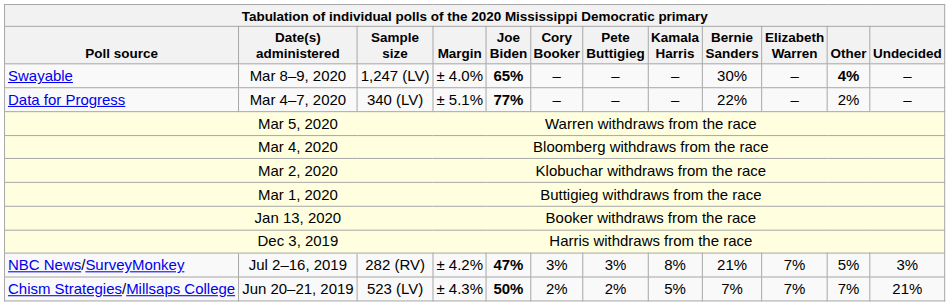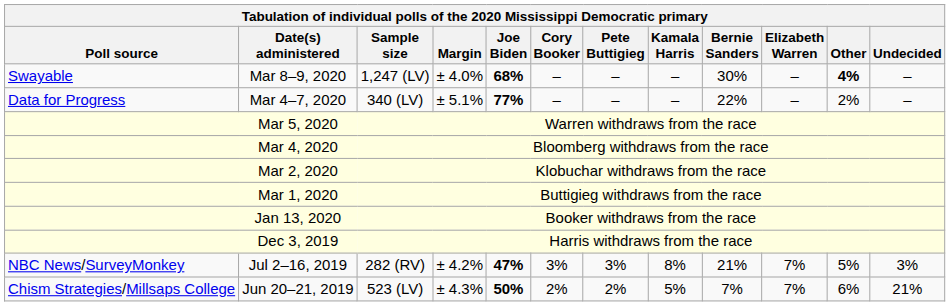(508, 76) 65% -> (508, 76) 68%
(849, 289) 7% -> (849, 289) 6%
